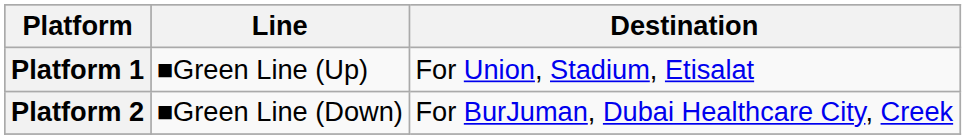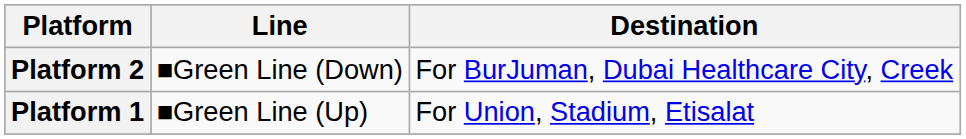rows swapped: (78, 69) <-> (78, 112)
